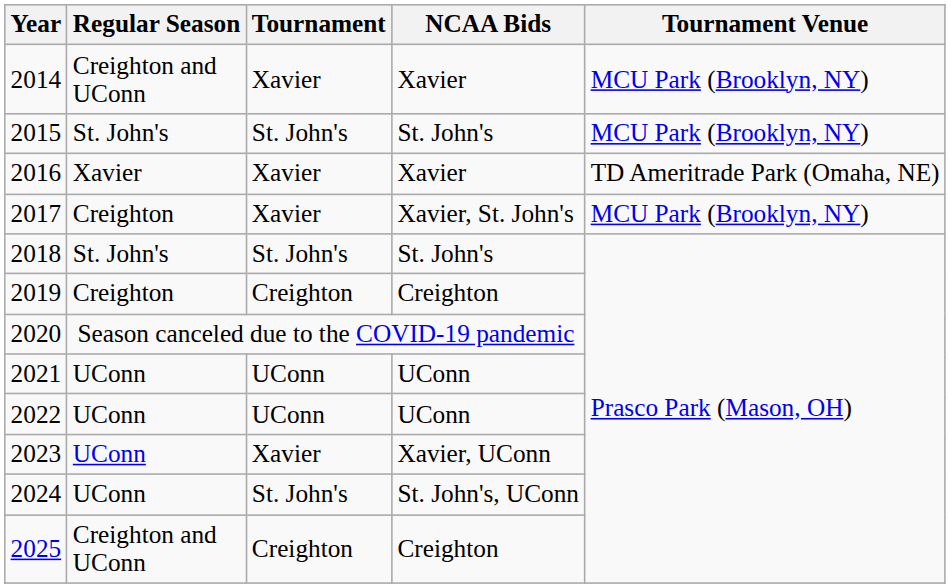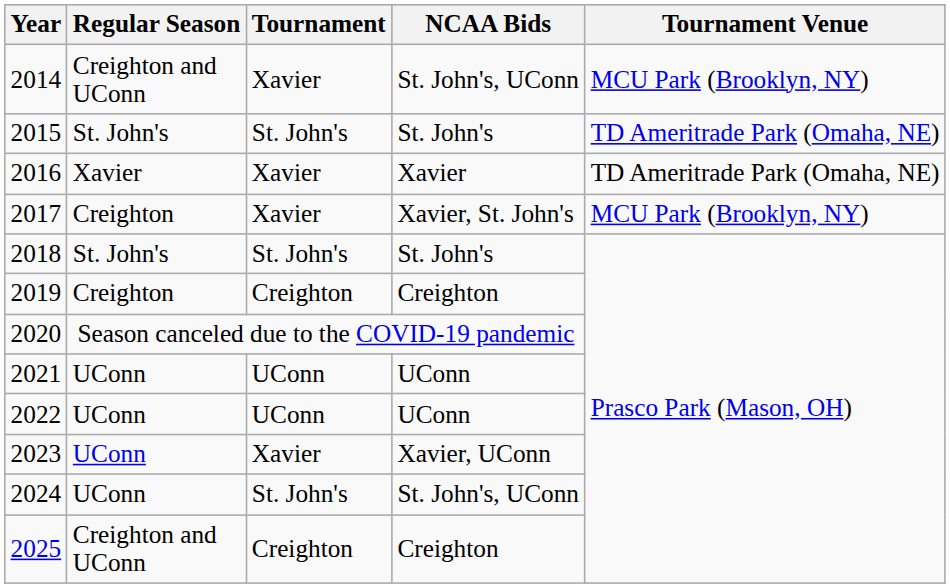(432, 78) Xavier -> (488, 78) St. John's, UConn
(730, 133) MCU Park (Brooklyn, NY) -> (765, 133) TD Ameritrade Park (Omaha, NE)
